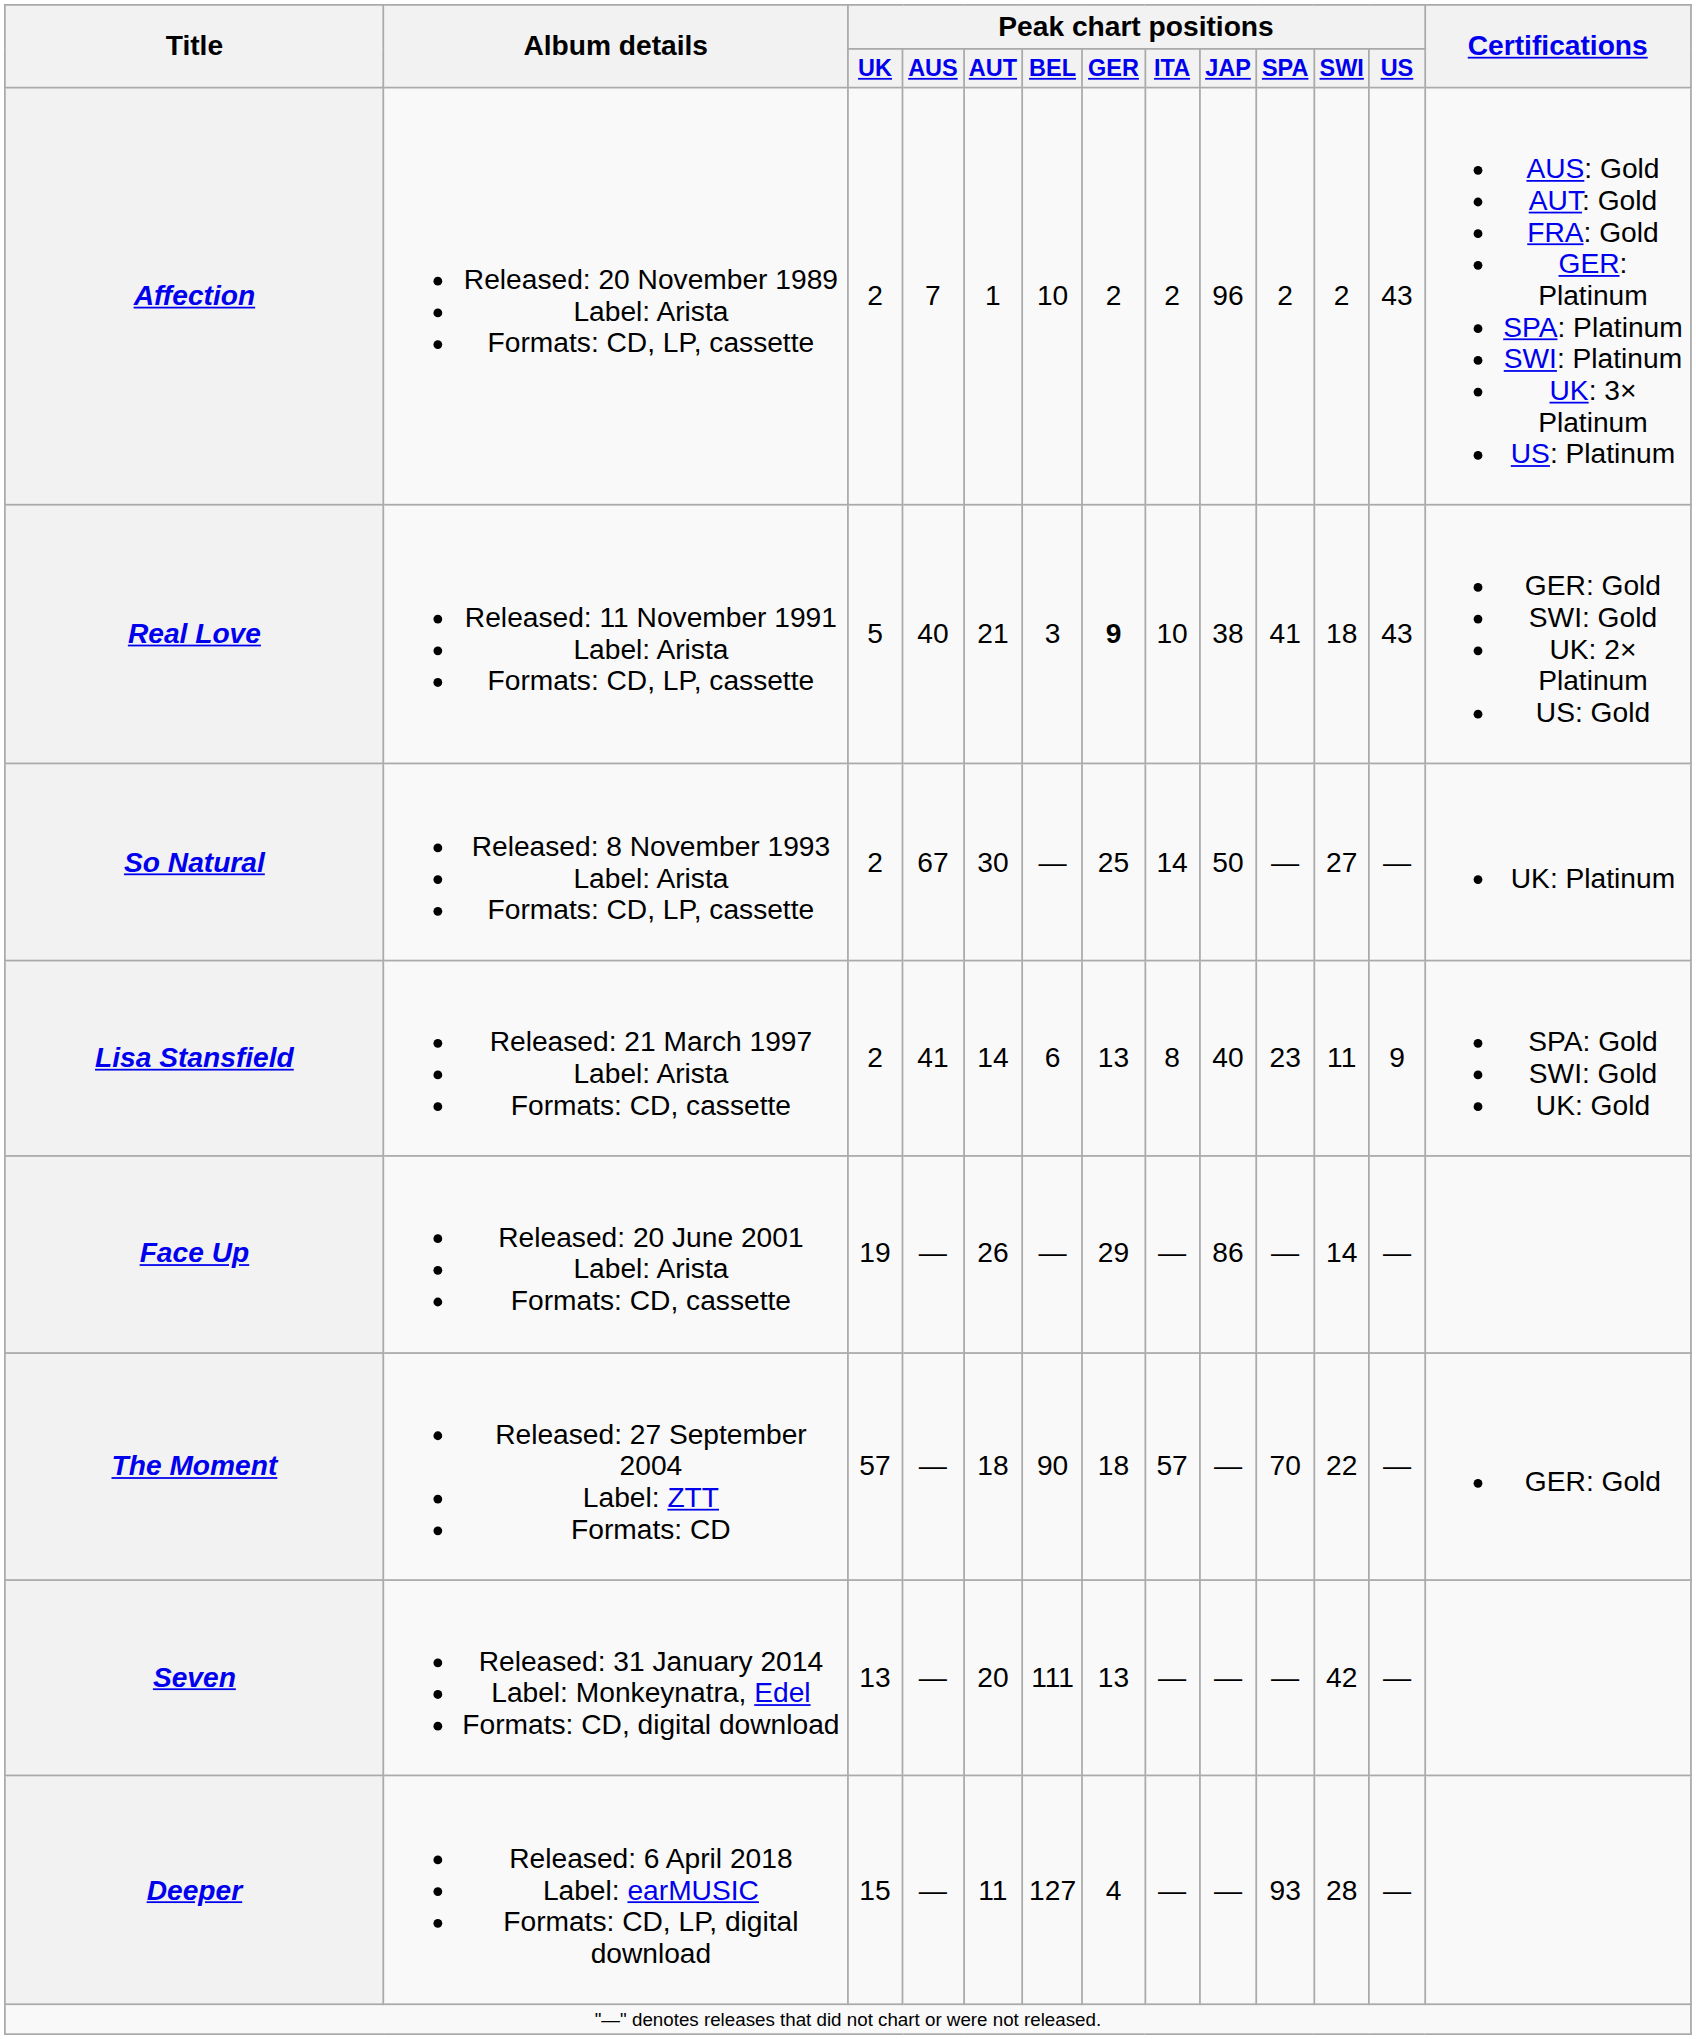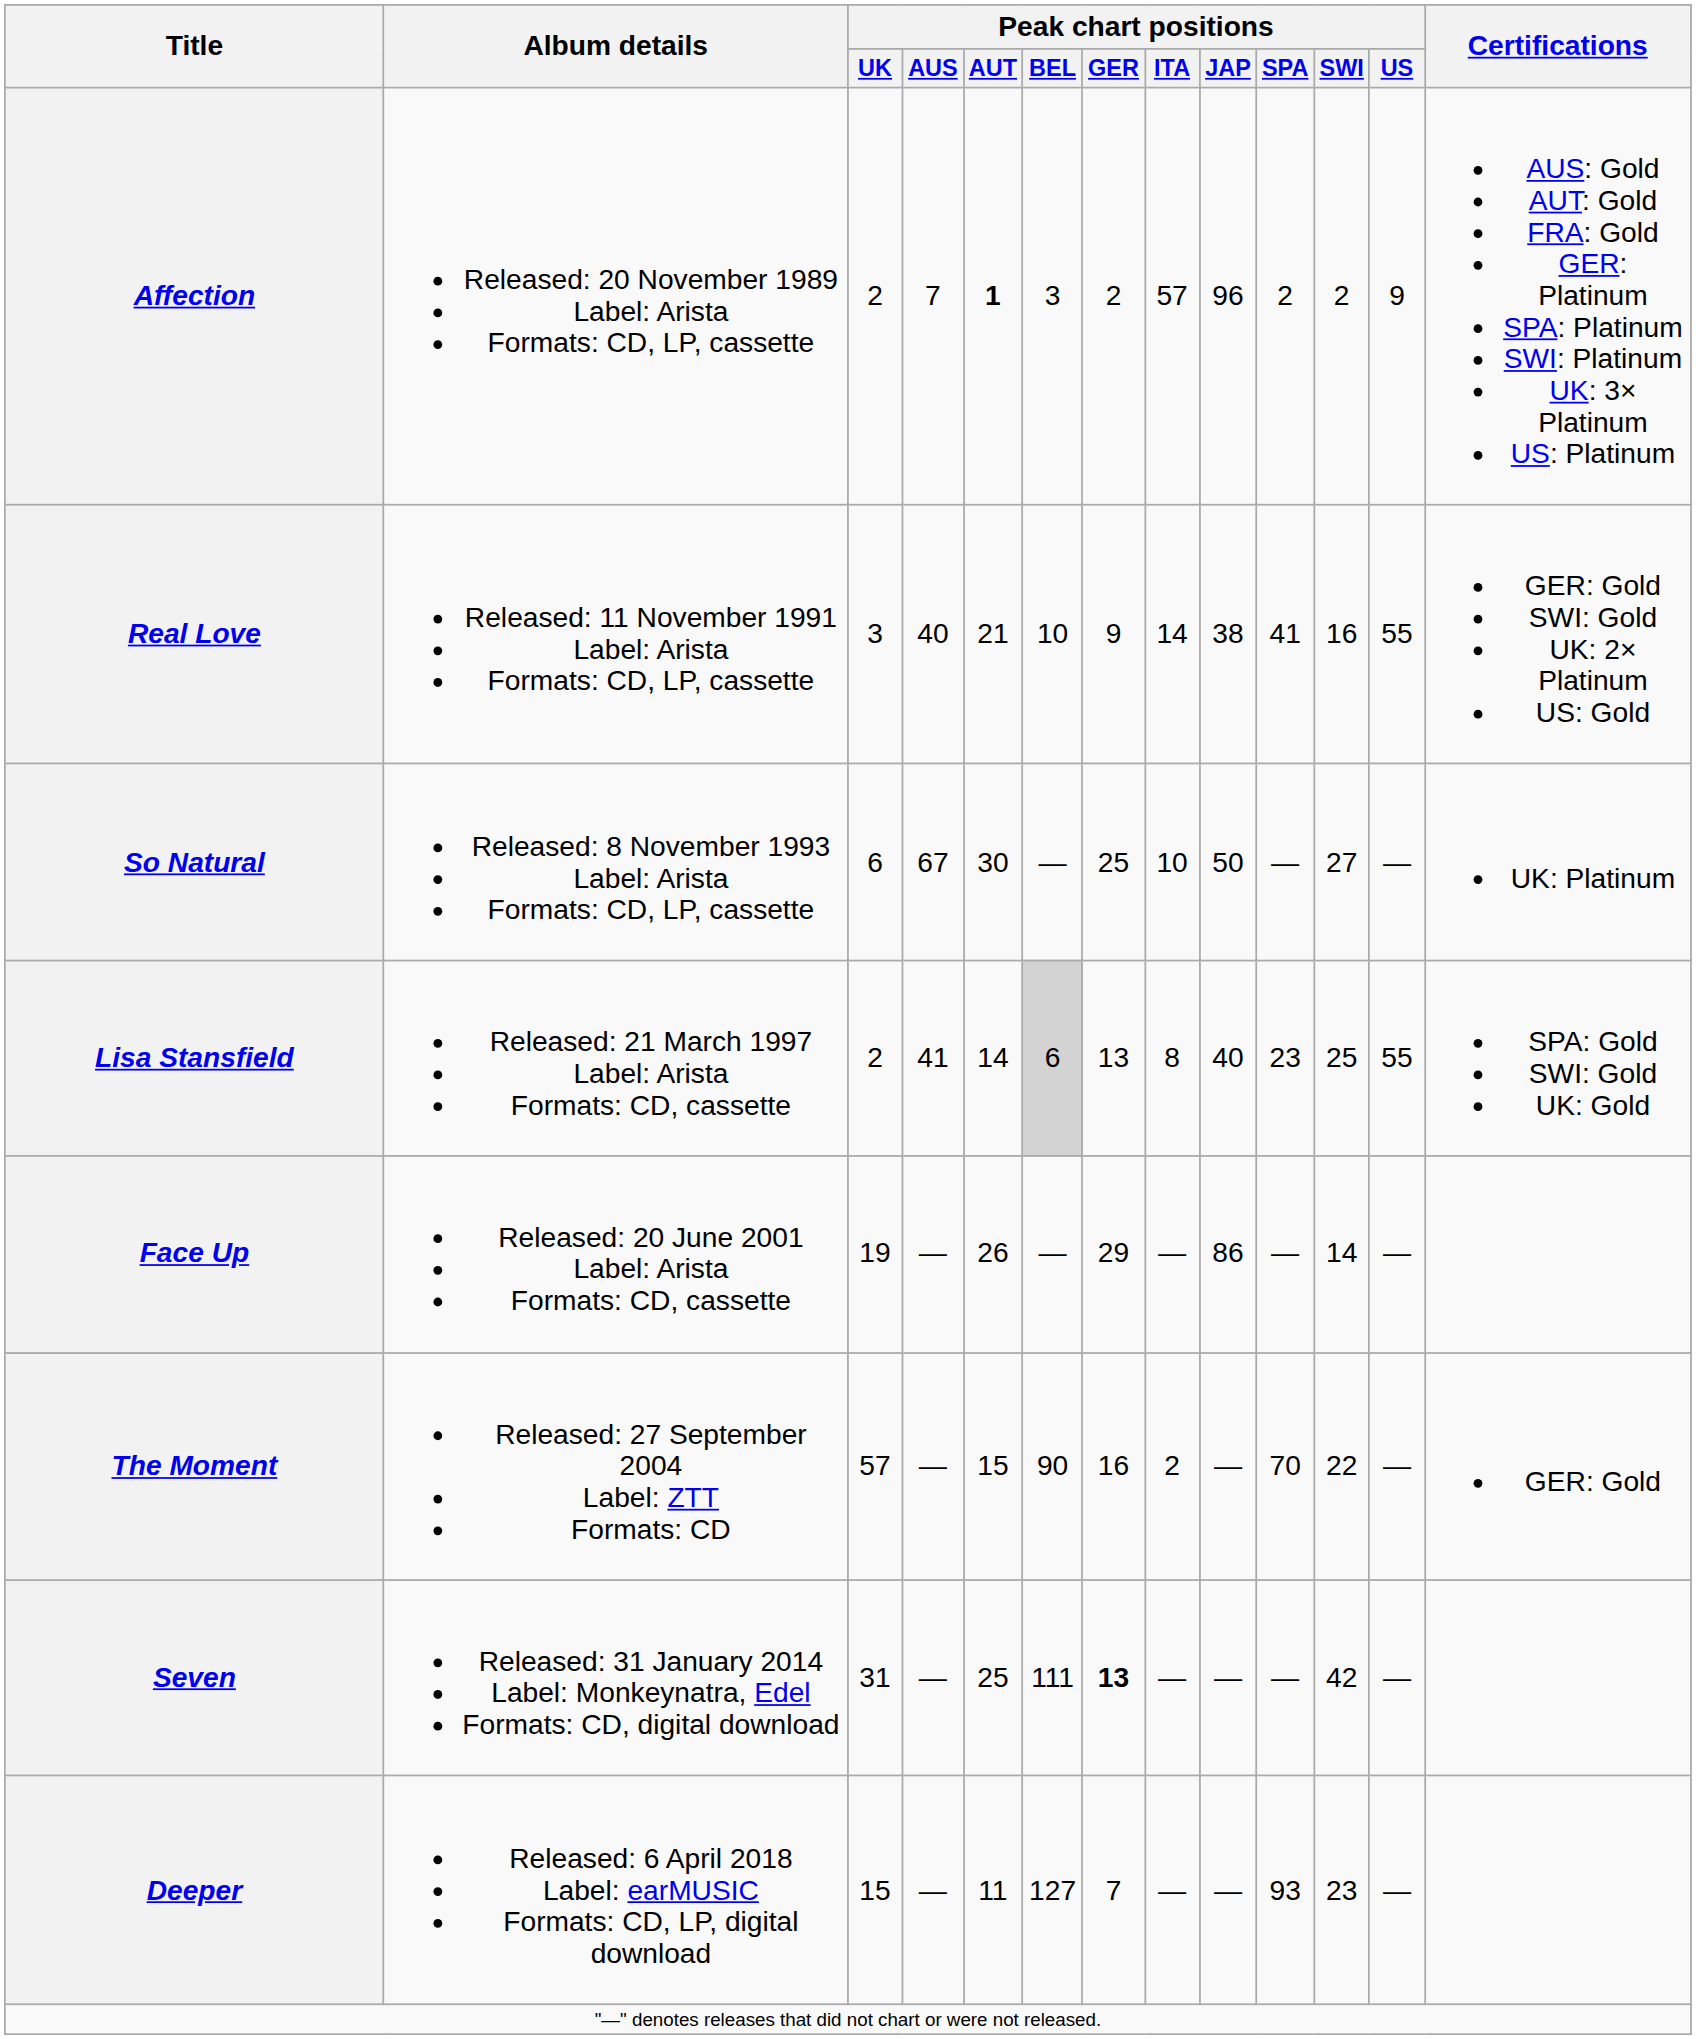(993, 295) normal -> (993, 295) bold
(1053, 295) 10 -> (1053, 295) 3
(1172, 295) 2 -> (1172, 295) 57
(1397, 295) 43 -> (1397, 295) 9
(875, 634) 5 -> (875, 634) 3
(1053, 634) 3 -> (1053, 634) 10
(1114, 634) bold -> (1114, 634) normal
(1172, 634) 10 -> (1172, 634) 14
(1342, 634) 18 -> (1342, 634) 16
(1397, 634) 43 -> (1397, 634) 55
(875, 861) 2 -> (875, 861) 6
(1172, 861) 14 -> (1172, 861) 10
(1053, 1057) no background -> (1053, 1057) lightgrey background
(1342, 1057) 11 -> (1342, 1057) 25
(1397, 1057) 9 -> (1397, 1057) 55
(993, 1465) 18 -> (993, 1465) 15
(1114, 1465) 18 -> (1114, 1465) 16
(1172, 1465) 57 -> (1172, 1465) 2
(875, 1677) 13 -> (875, 1677) 31
(993, 1677) 20 -> (993, 1677) 25
(1114, 1677) normal -> (1114, 1677) bold
(1114, 1889) 4 -> (1114, 1889) 7
(1342, 1889) 28 -> (1342, 1889) 23
